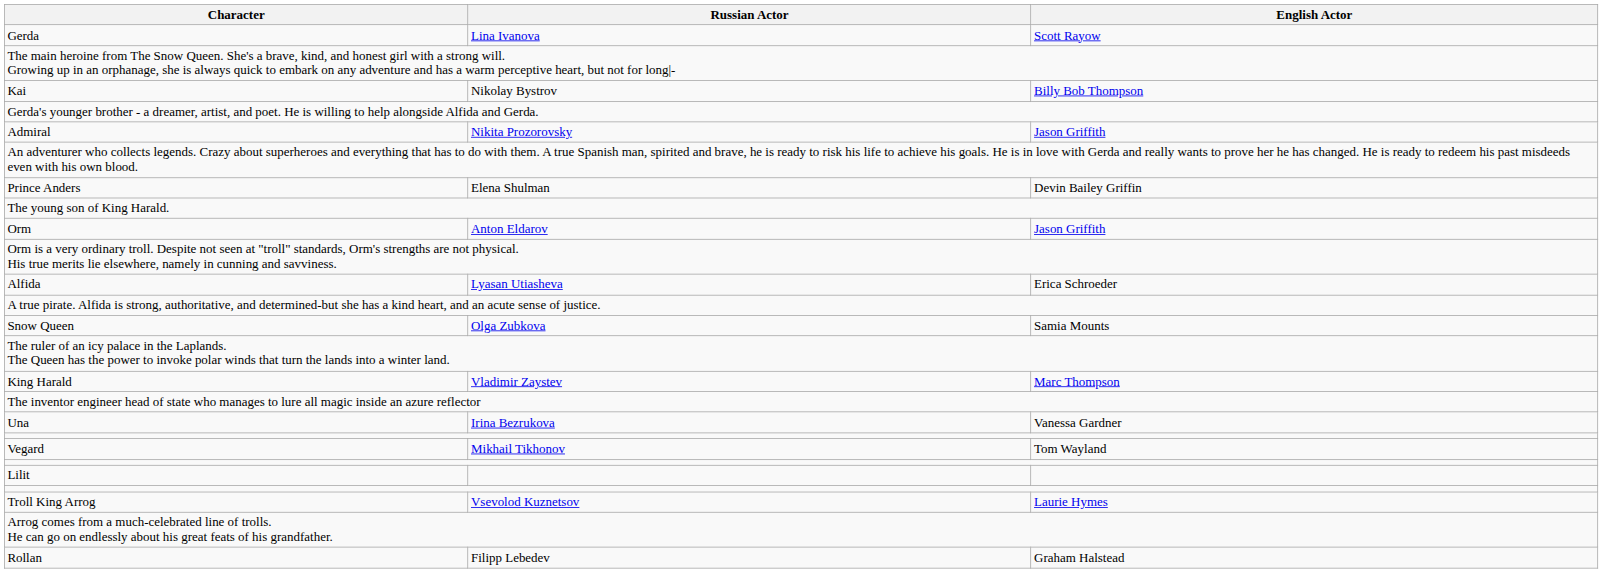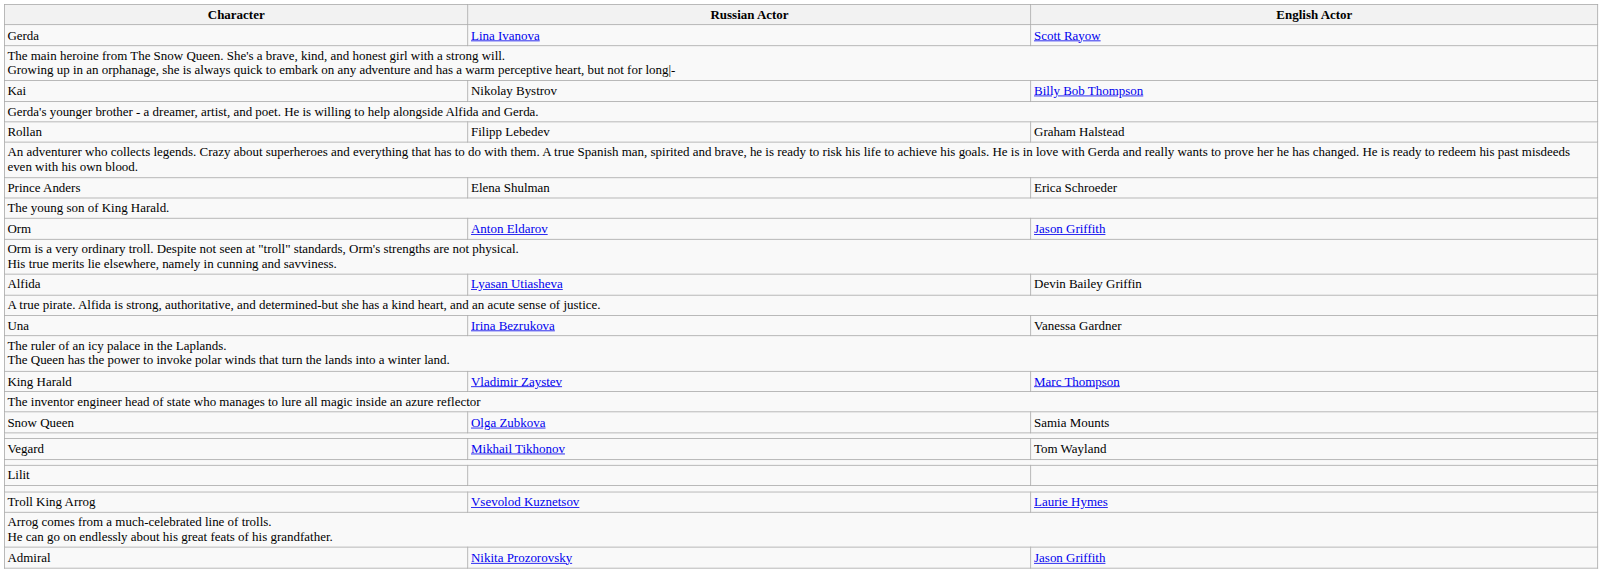rows swapped: (25, 557) <-> (29, 132)
(1088, 187) Devin Bailey Griffin -> (1076, 187) Erica Schroeder
(1076, 284) Erica Schroeder -> (1088, 284) Devin Bailey Griffin
rows swapped: (41, 325) <-> (18, 422)
